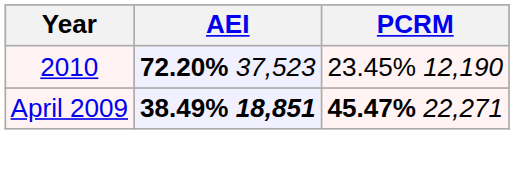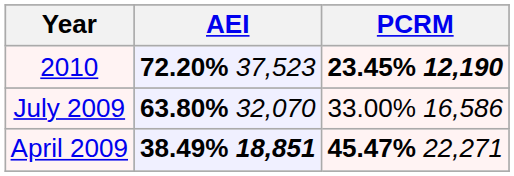(415, 66) normal -> (415, 66) bold
+ row: (69, 107)
